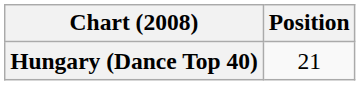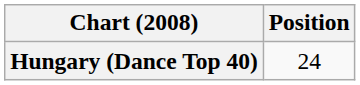(309, 60) 21 -> (309, 60) 24
